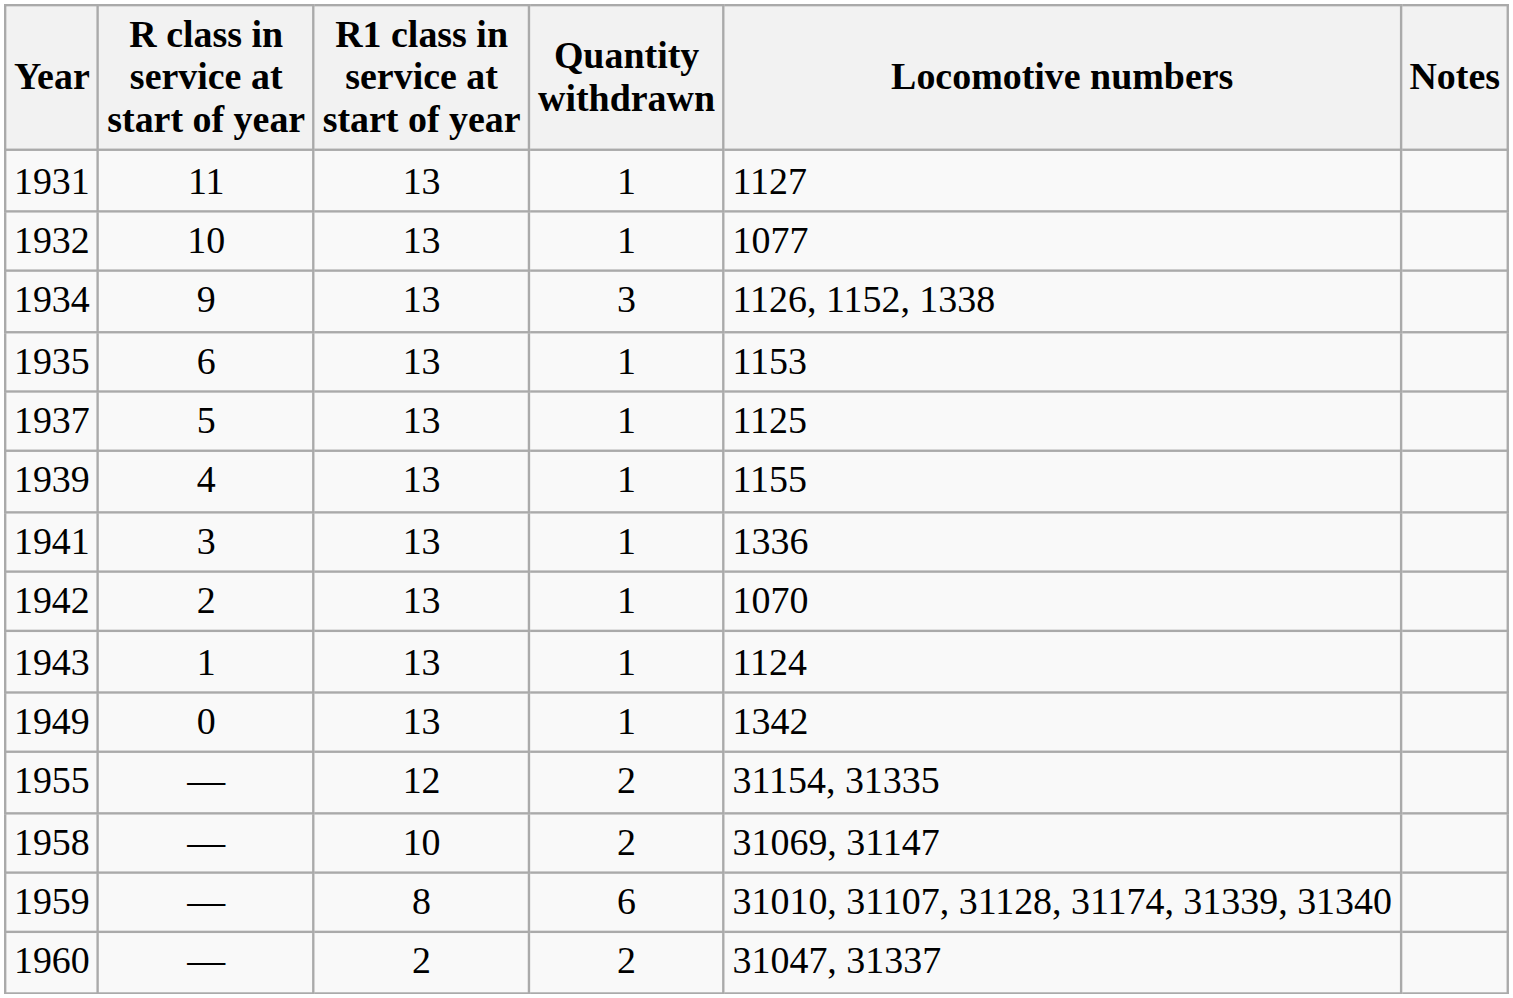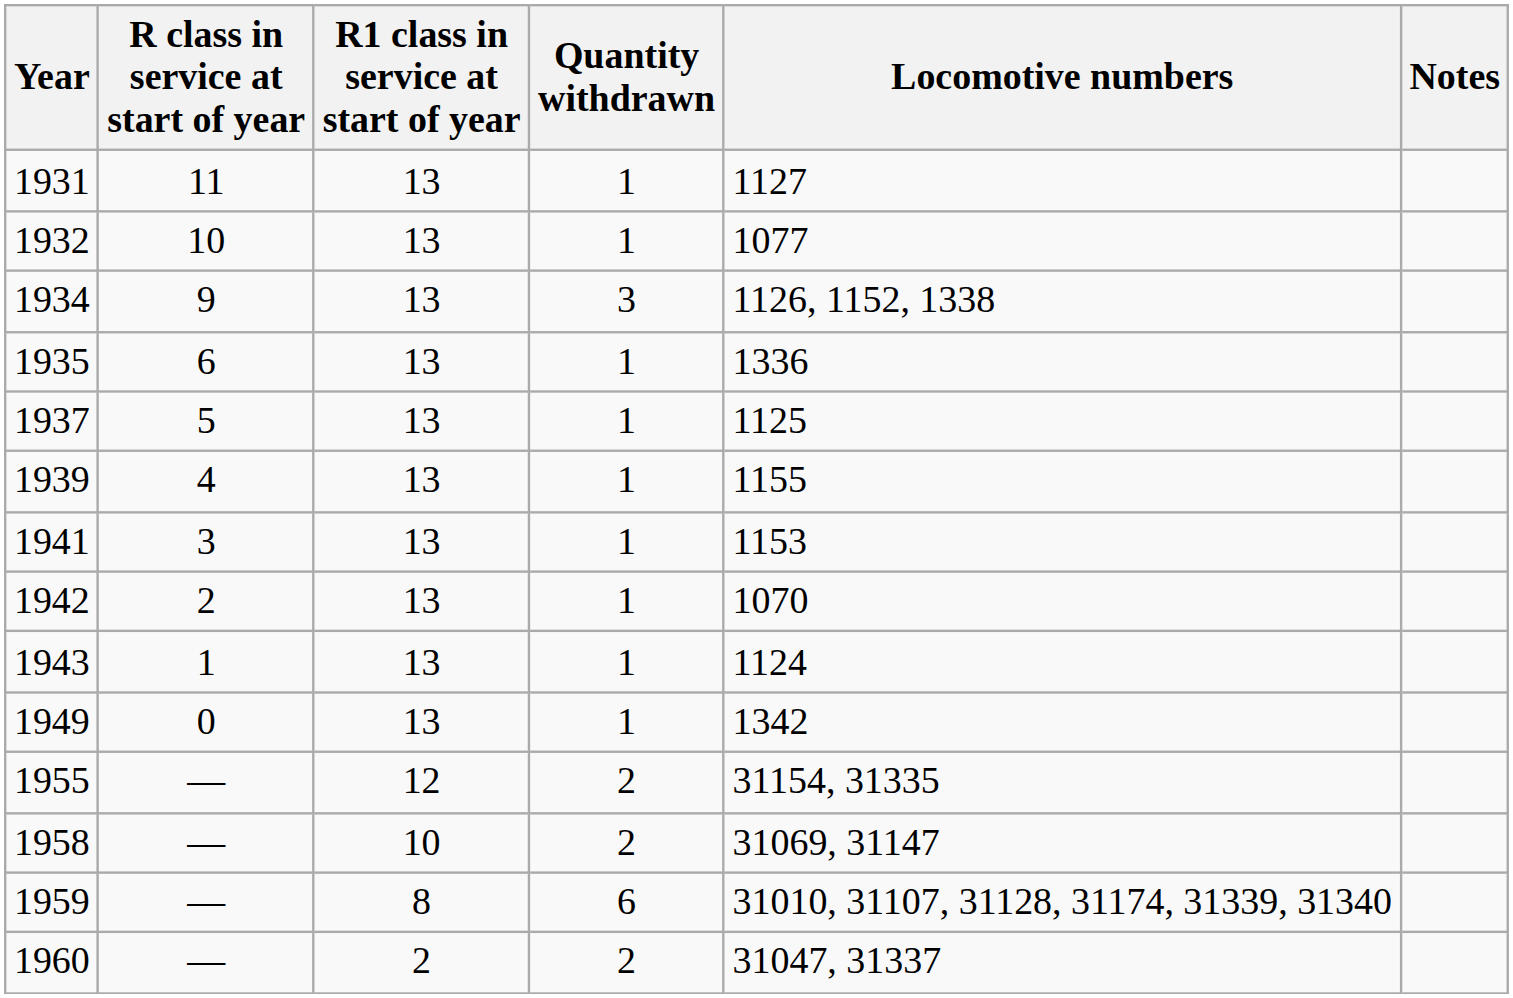(770, 360) 1153 -> (770, 360) 1336
(770, 540) 1336 -> (770, 540) 1153
